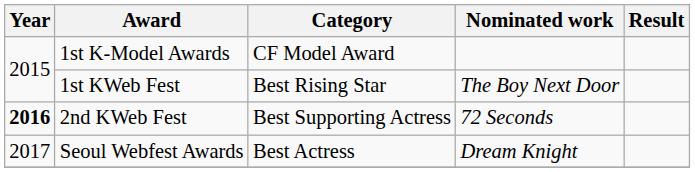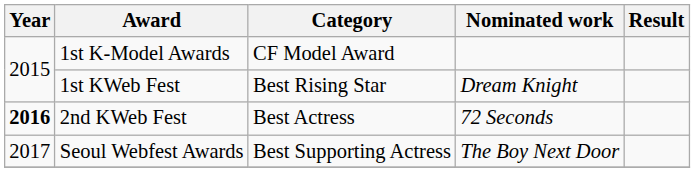(540, 85) The Boy Next Door -> (519, 85) Dream Knight
(352, 118) Best Supporting Actress -> (304, 118) Best Actress
(304, 150) Best Actress -> (352, 150) Best Supporting Actress
(519, 150) Dream Knight -> (540, 150) The Boy Next Door
